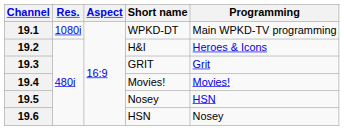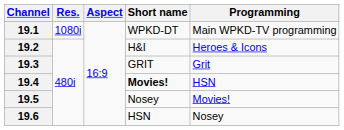(146, 82) normal -> (148, 82) bold
(211, 82) Movies! -> (204, 82) HSN
(204, 99) HSN -> (211, 99) Movies!
